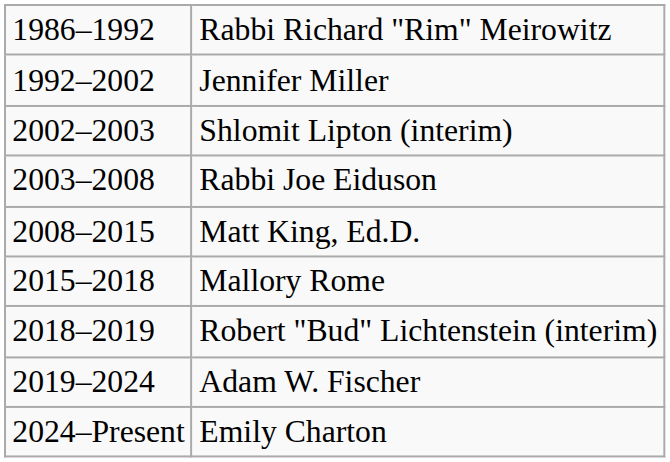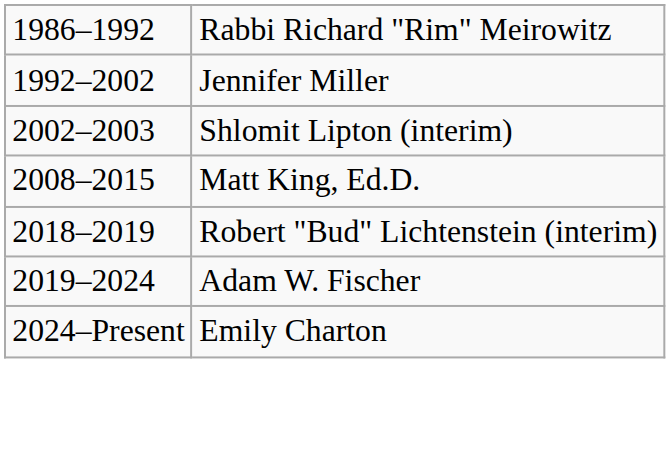- row: (318, 180)
- row: (292, 280)
